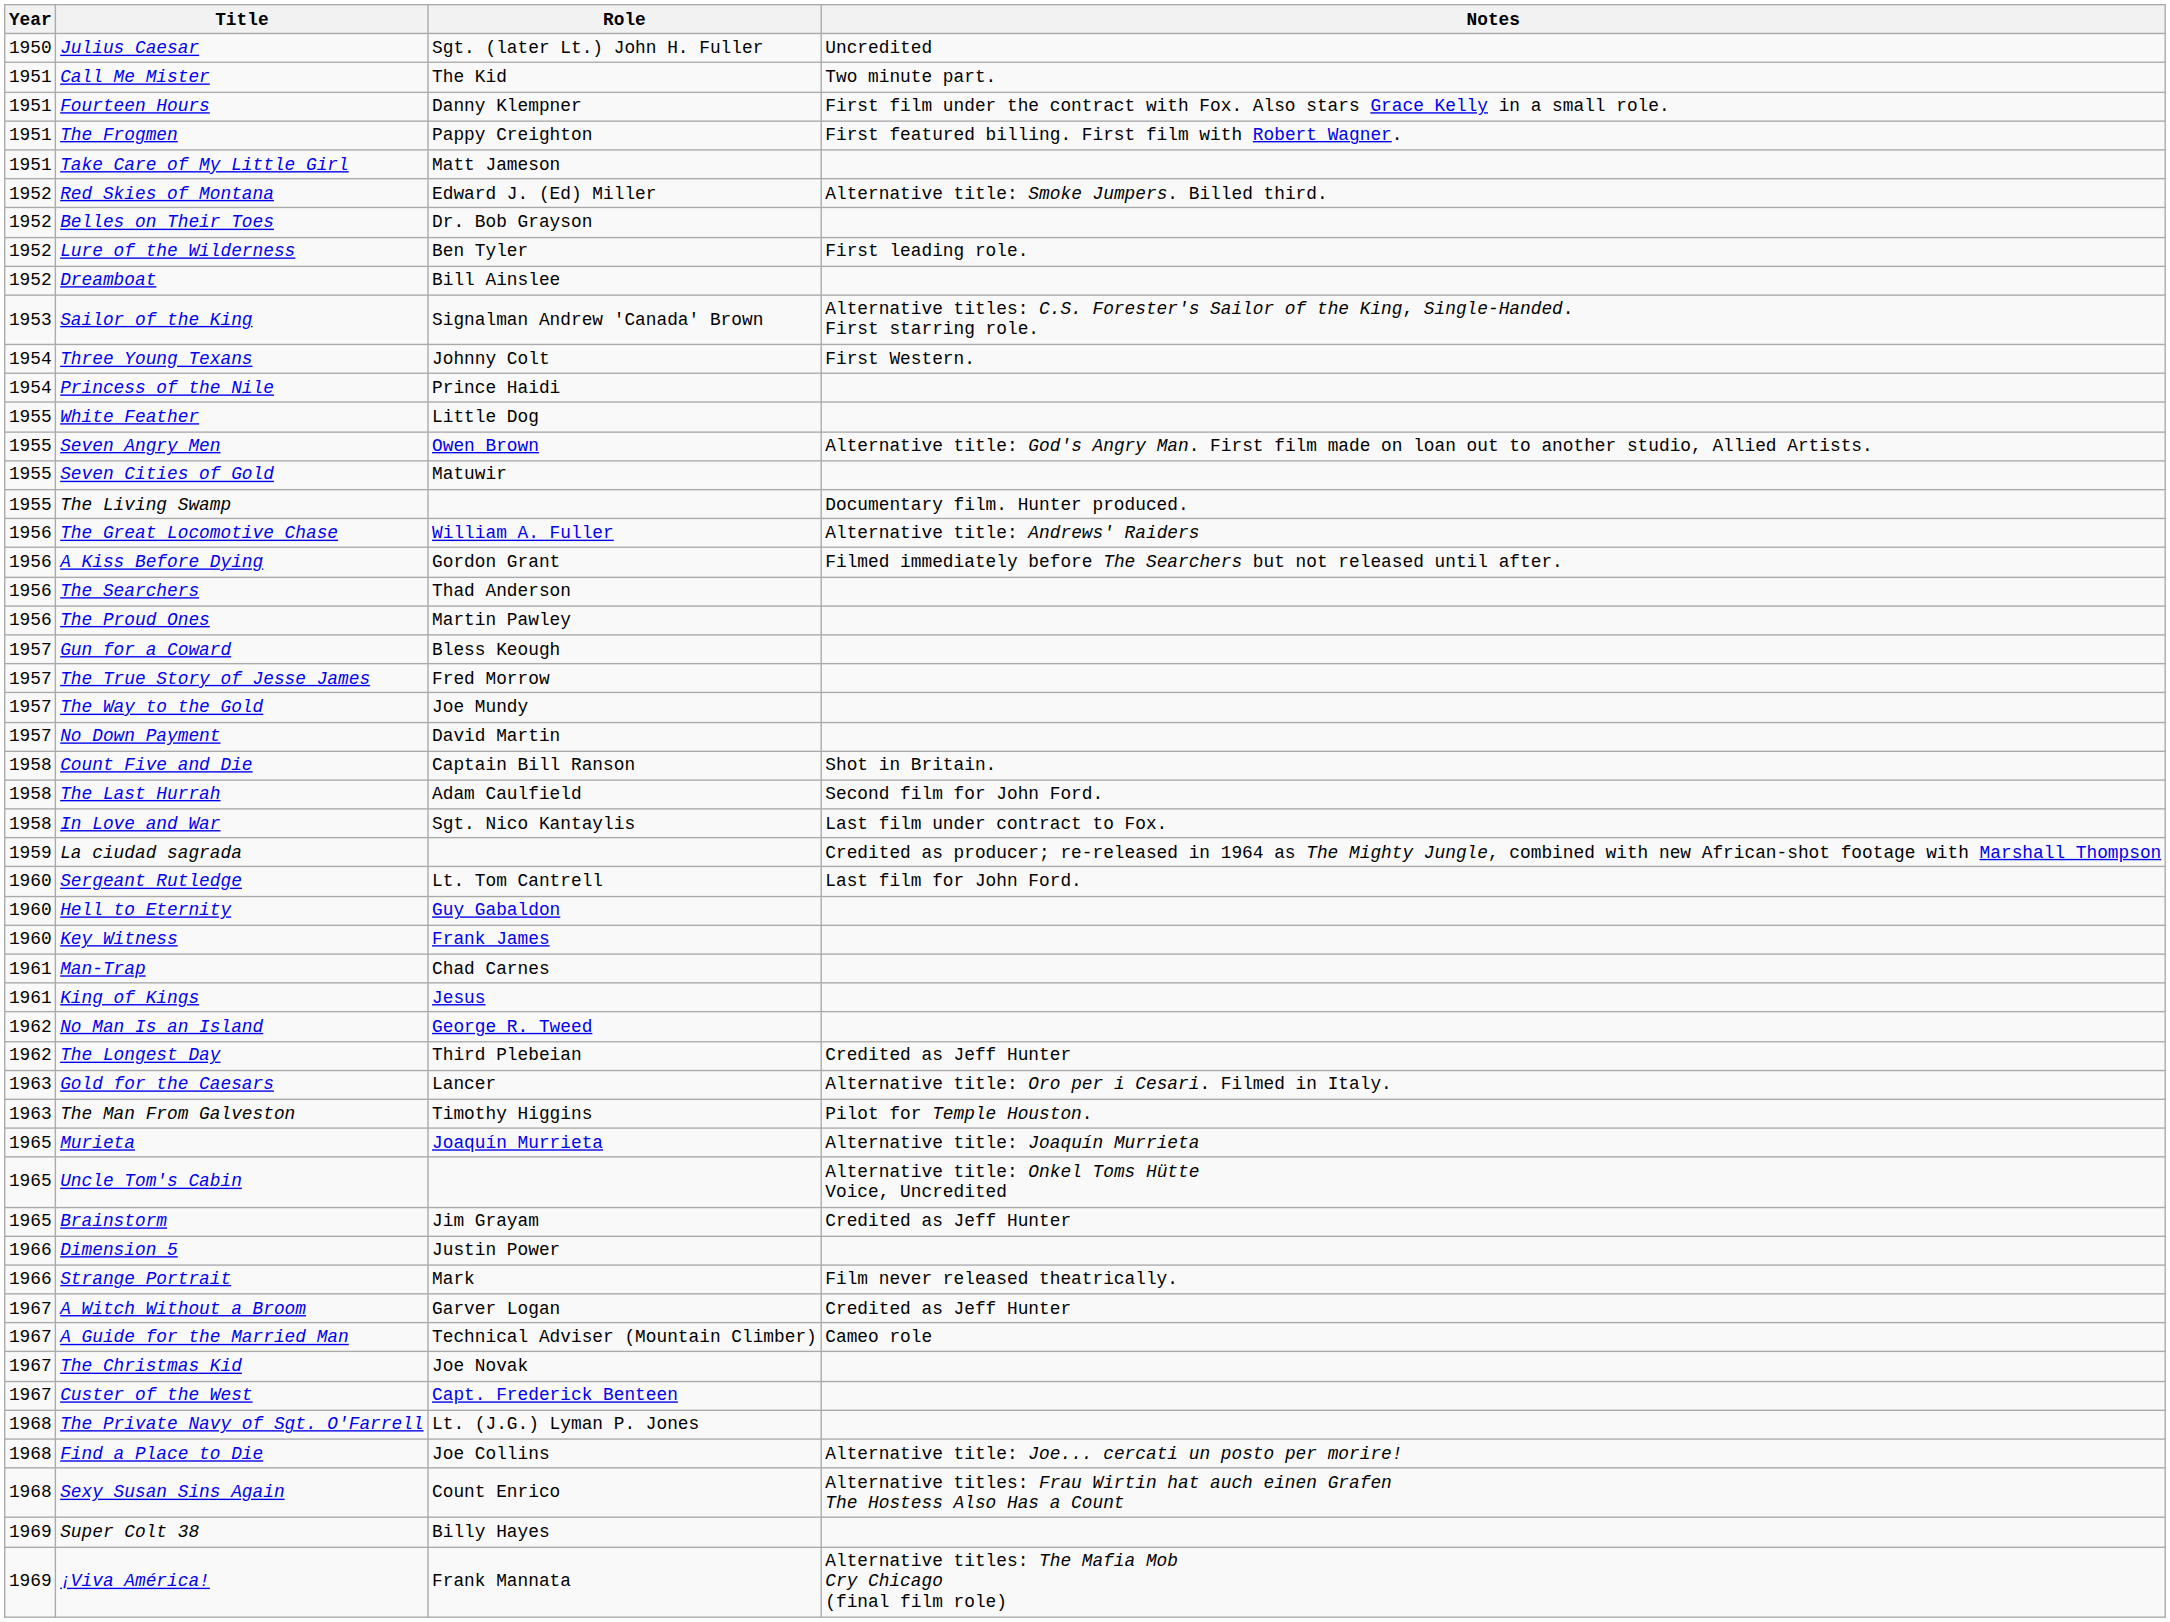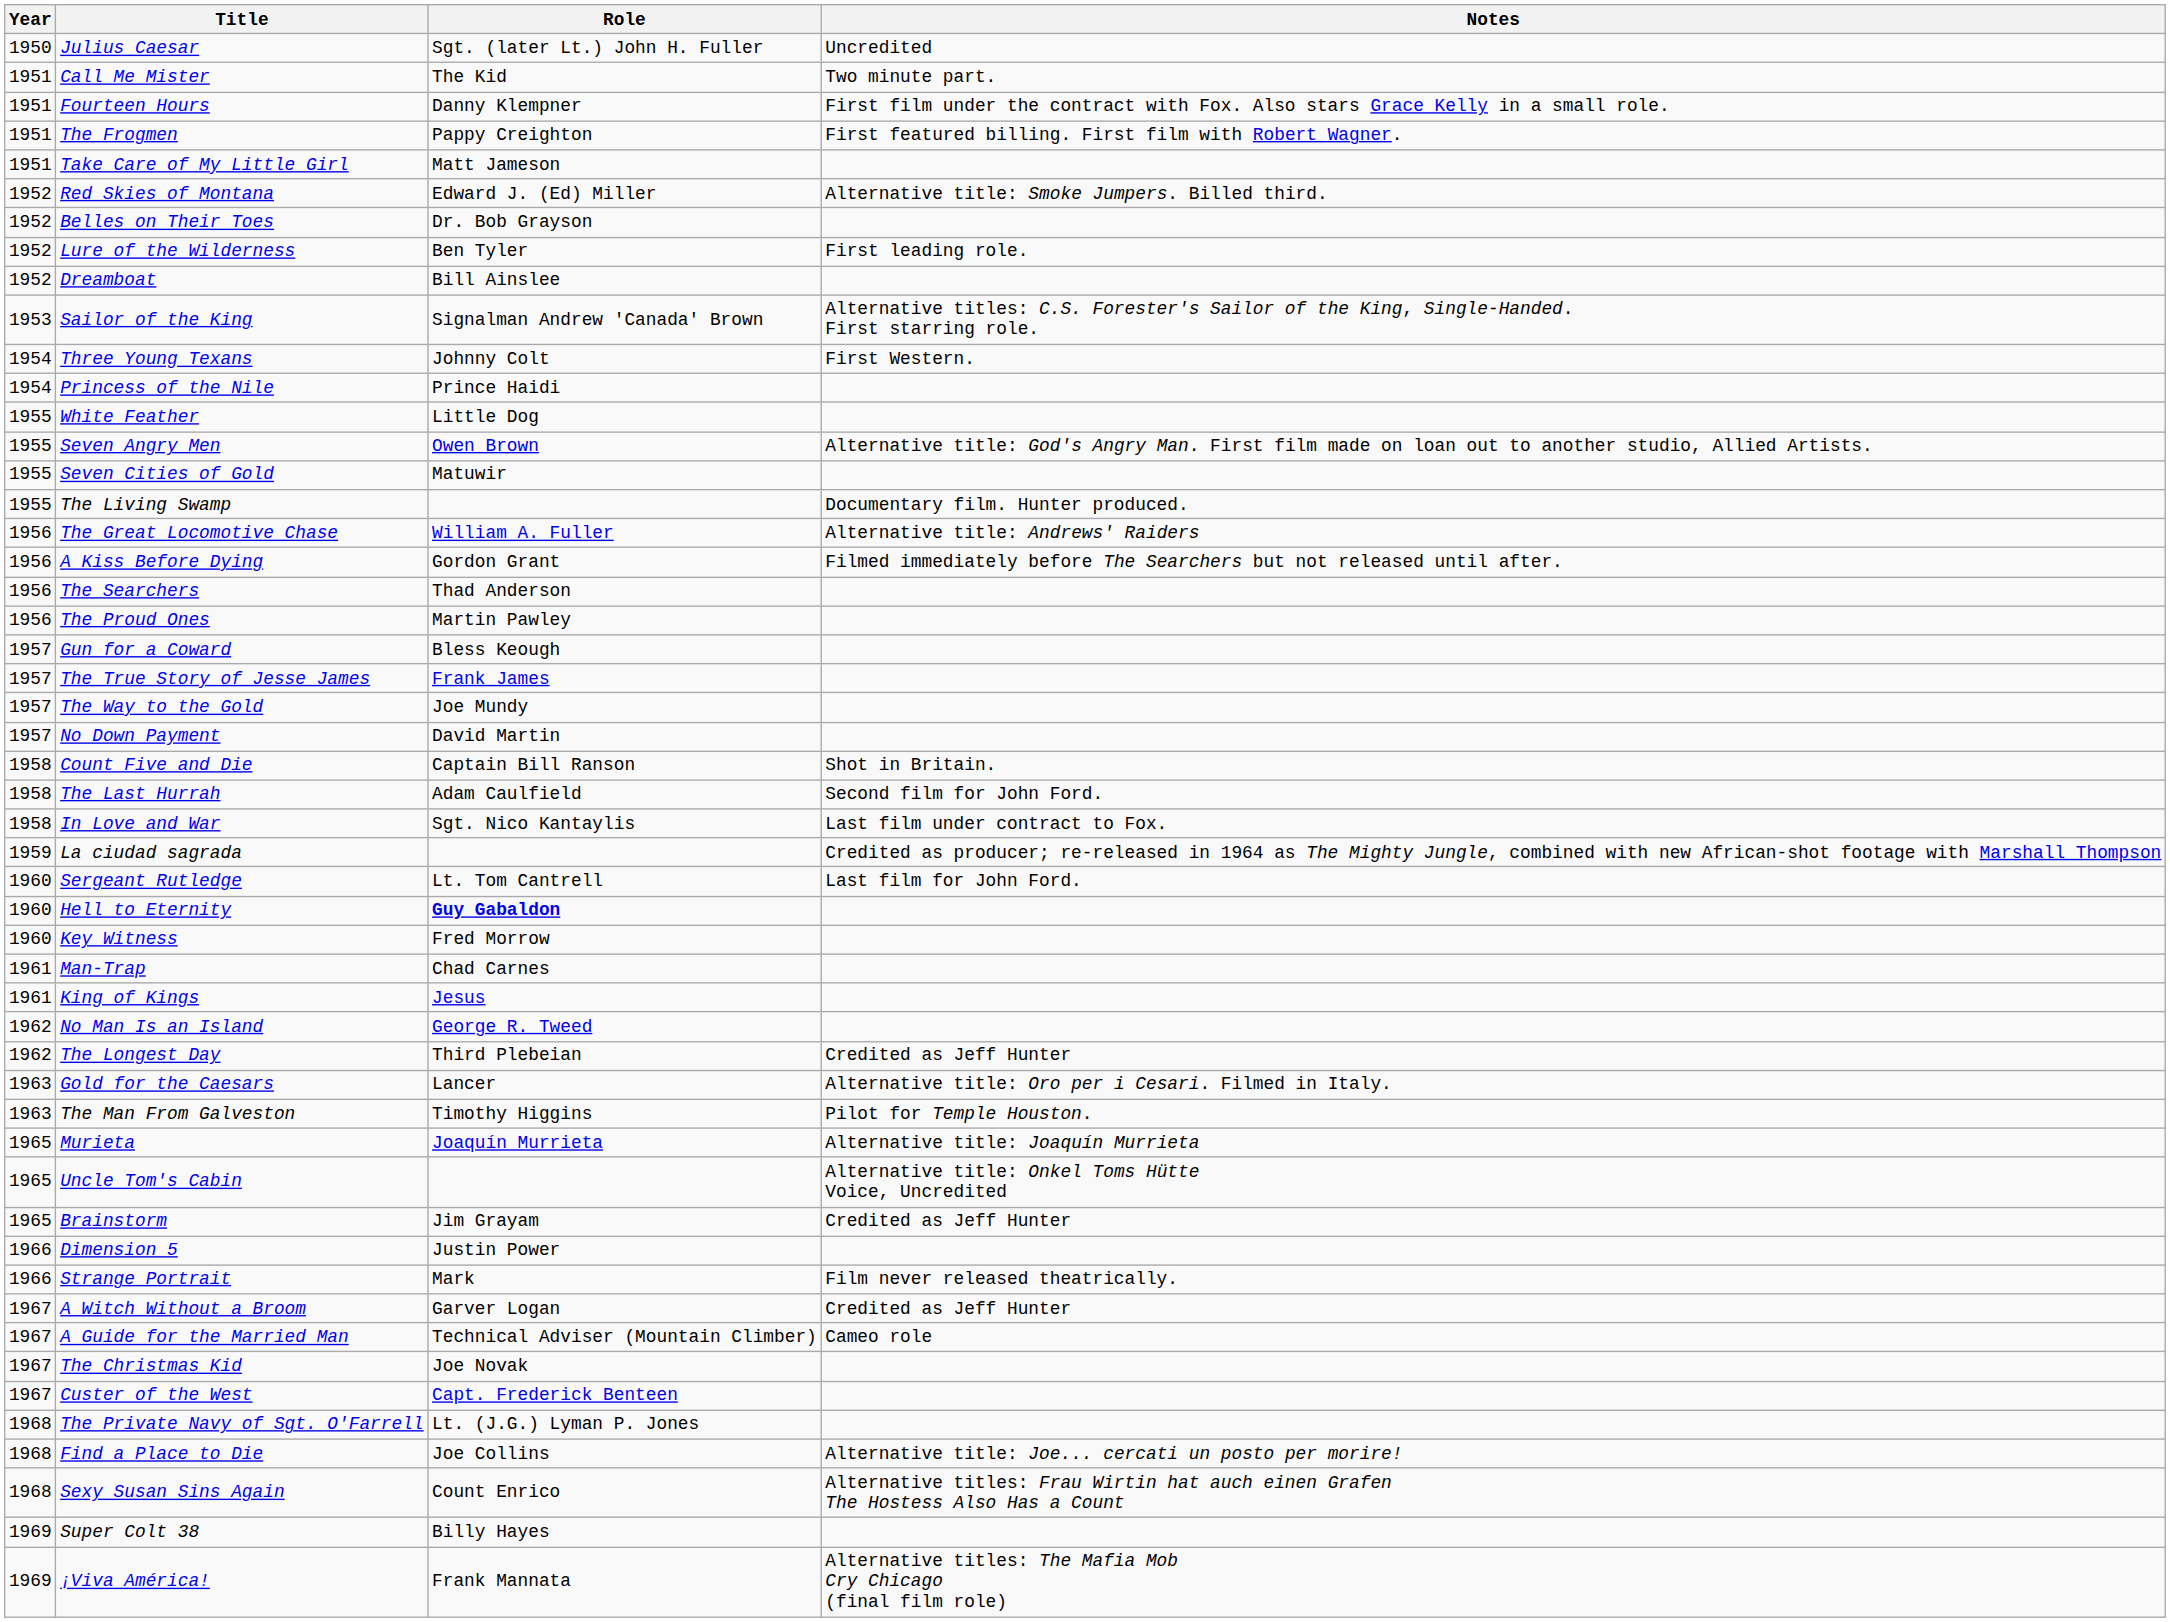(491, 678) Fred Morrow -> (491, 678) Frank James
(496, 911) normal -> (496, 911) bold
(491, 940) Frank James -> (491, 940) Fred Morrow
